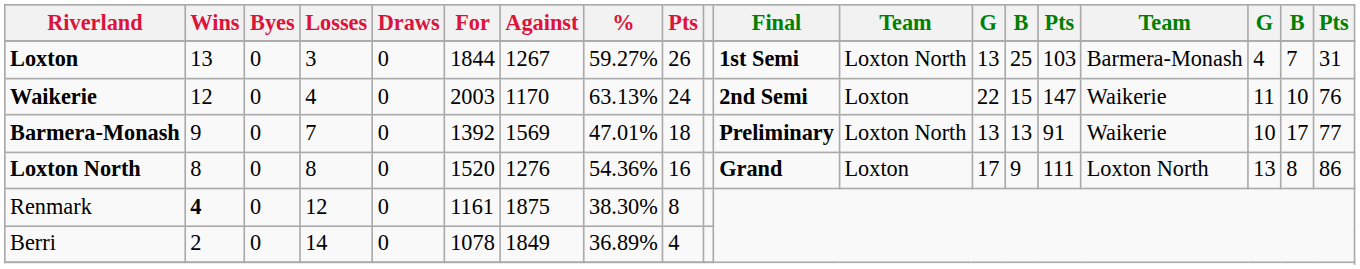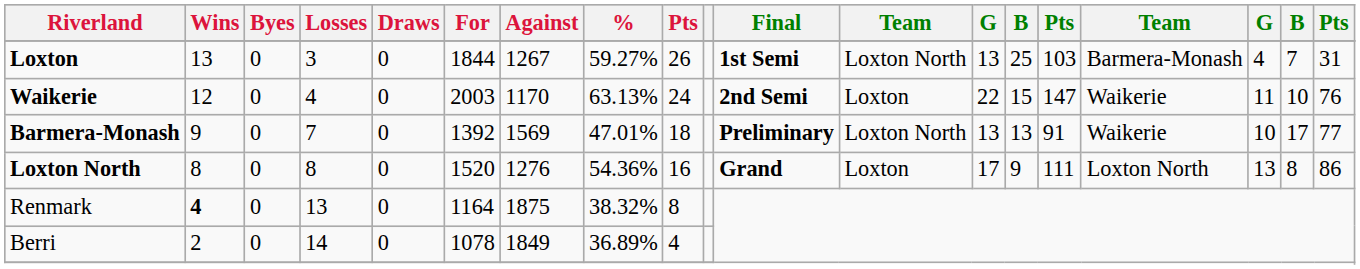(316, 206) 12 -> (316, 206) 13
(472, 206) 1161 -> (472, 206) 1164
(623, 206) 38.30% -> (623, 206) 38.32%
